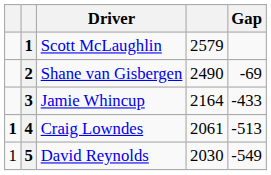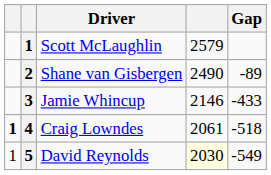(251, 73) -69 -> (251, 73) -89
(207, 101) 2164 -> (207, 101) 2146
(247, 128) -513 -> (247, 128) -518
(207, 156) no background -> (207, 156) lightyellow background
